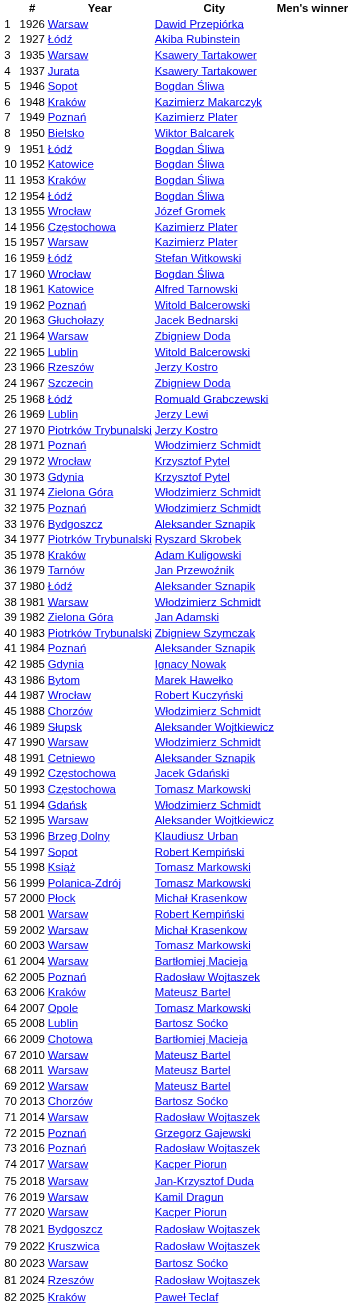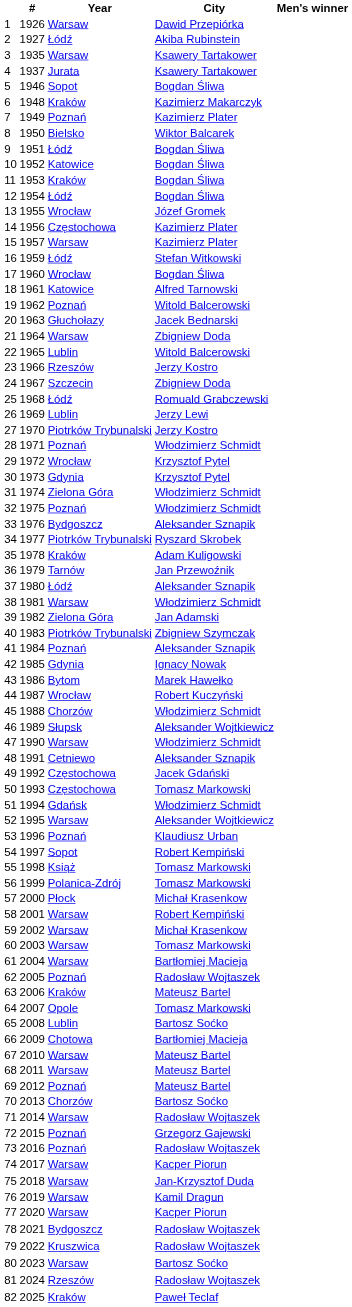(79, 836) Brzeg Dolny -> (67, 836) Poznań
(68, 1086) Warsaw -> (67, 1086) Poznań
